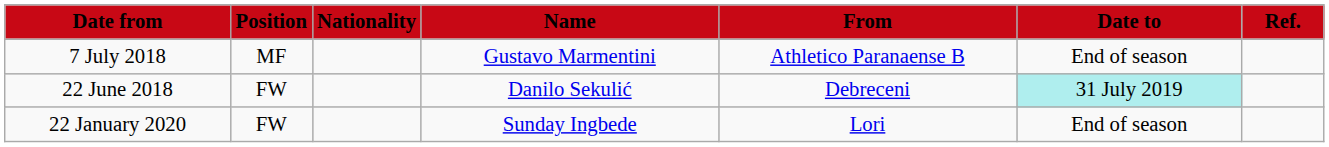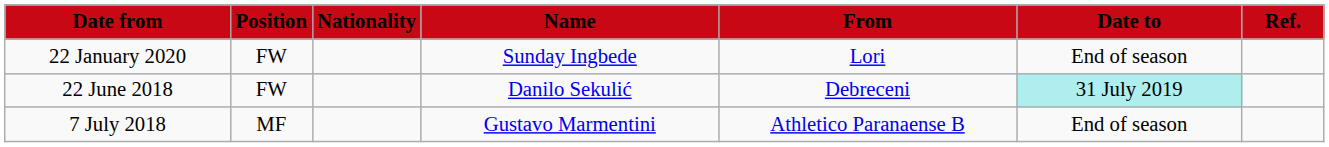rows swapped: (118, 56) <-> (118, 124)
